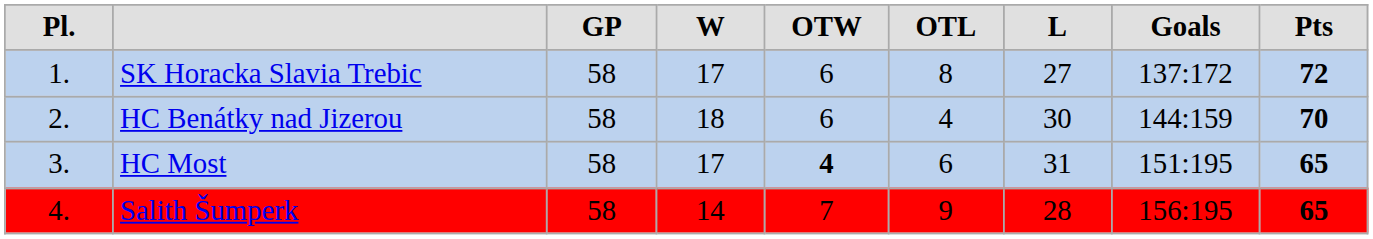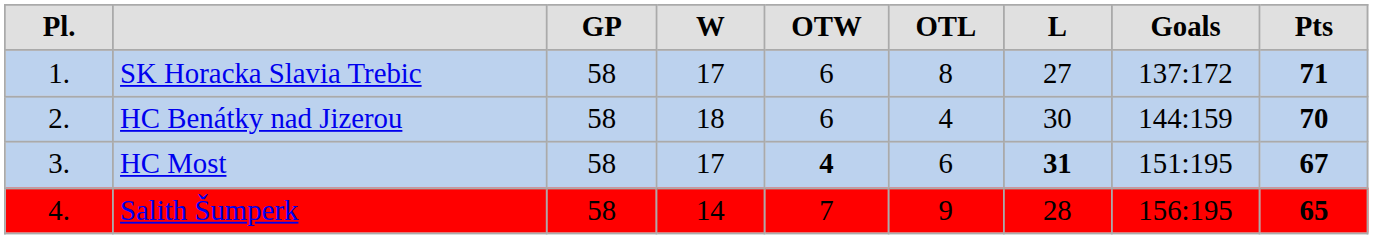(1314, 73) 72 -> (1314, 73) 71
(1057, 164) normal -> (1057, 164) bold
(1314, 164) 65 -> (1314, 164) 67
